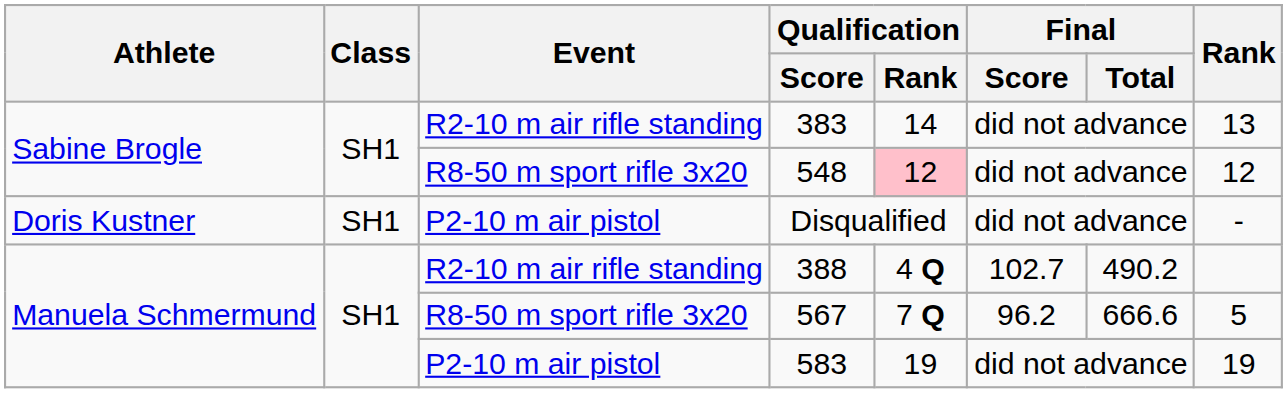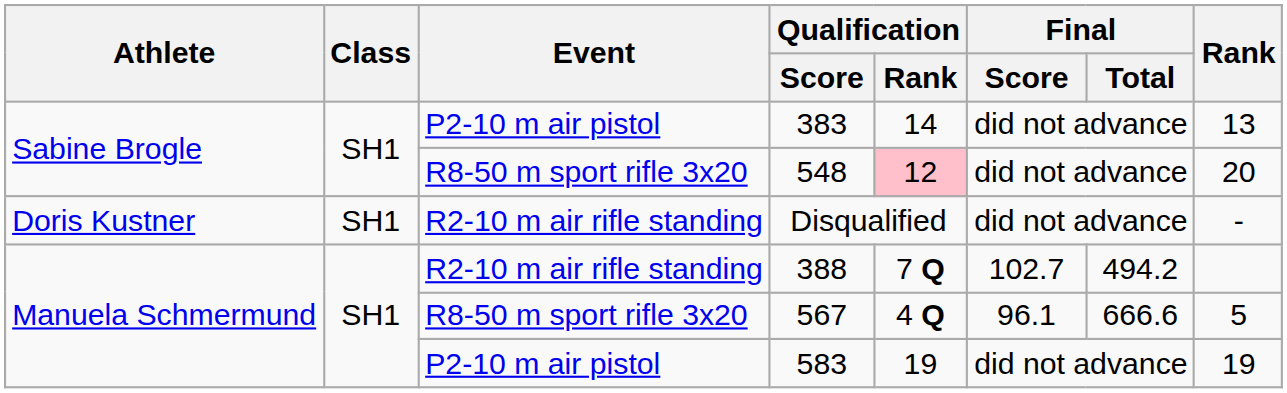(594, 125) R2-10 m air rifle standing -> (543, 125) P2-10 m air pistol
(1239, 173) 12 -> (1239, 173) 20
(543, 220) P2-10 m air pistol -> (594, 220) R2-10 m air rifle standing
(920, 268) 4 Q -> (920, 268) 7 Q
(1140, 268) 490.2 -> (1140, 268) 494.2
(920, 316) 7 Q -> (920, 316) 4 Q
(1026, 316) 96.2 -> (1026, 316) 96.1
